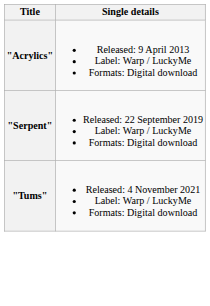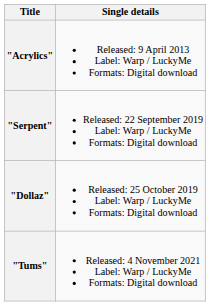+ row: (30, 195)
